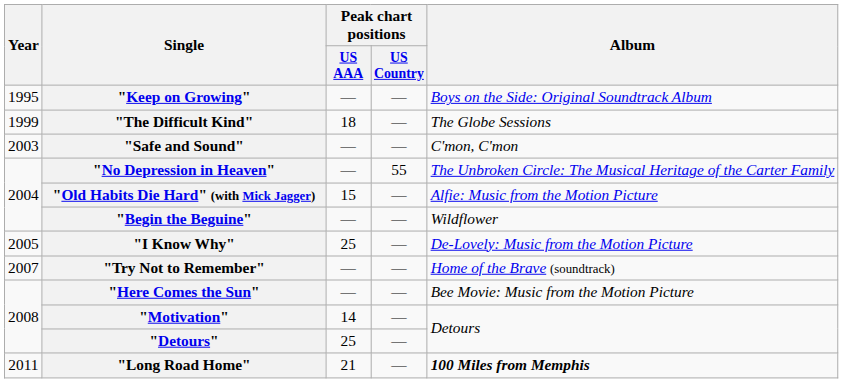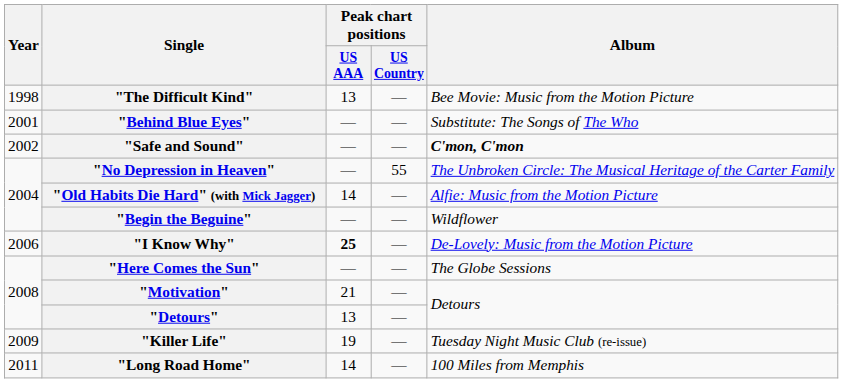- row: (184, 97)
(23, 121) 1999 -> (23, 97) 1998
(348, 121) 18 -> (348, 97) 13
(491, 121) The Globe Sessions -> (562, 97) Bee Movie: Music from the Motion Picture
+ row: (184, 121)
(23, 146) 2003 -> (23, 146) 2002
(474, 146) normal -> (477, 146) bold
(348, 194) 15 -> (348, 194) 14
(23, 243) 2005 -> (23, 243) 2006
(348, 243) normal -> (348, 243) bold
- row: (184, 267)
(562, 292) Bee Movie: Music from the Motion Picture -> (491, 267) The Globe Sessions
(348, 316) 14 -> (348, 292) 21
(348, 341) 25 -> (348, 316) 13
+ row: (184, 341)
(348, 365) 21 -> (348, 365) 14
(510, 365) bold -> (507, 365) normal
